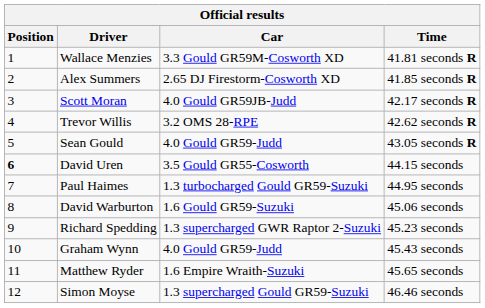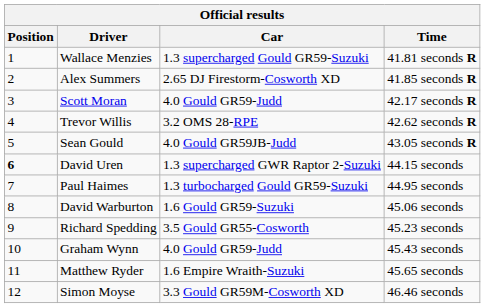(253, 57) 3.3 Gould GR59M-Cosworth XD -> (266, 57) 1.3 supercharged Gould GR59-Suzuki
(230, 100) 4.0 Gould GR59JB-Judd -> (222, 100) 4.0 Gould GR59-Judd
(222, 143) 4.0 Gould GR59-Judd -> (230, 143) 4.0 Gould GR59JB-Judd
(236, 164) 3.5 Gould GR55-Cosworth -> (272, 164) 1.3 supercharged GWR Raptor 2-Suzuki
(272, 228) 1.3 supercharged GWR Raptor 2-Suzuki -> (236, 228) 3.5 Gould GR55-Cosworth
(266, 292) 1.3 supercharged Gould GR59-Suzuki -> (253, 292) 3.3 Gould GR59M-Cosworth XD
